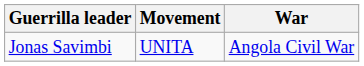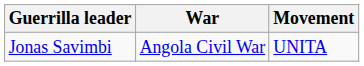columns swapped: (180, 18) <-> (291, 18)
